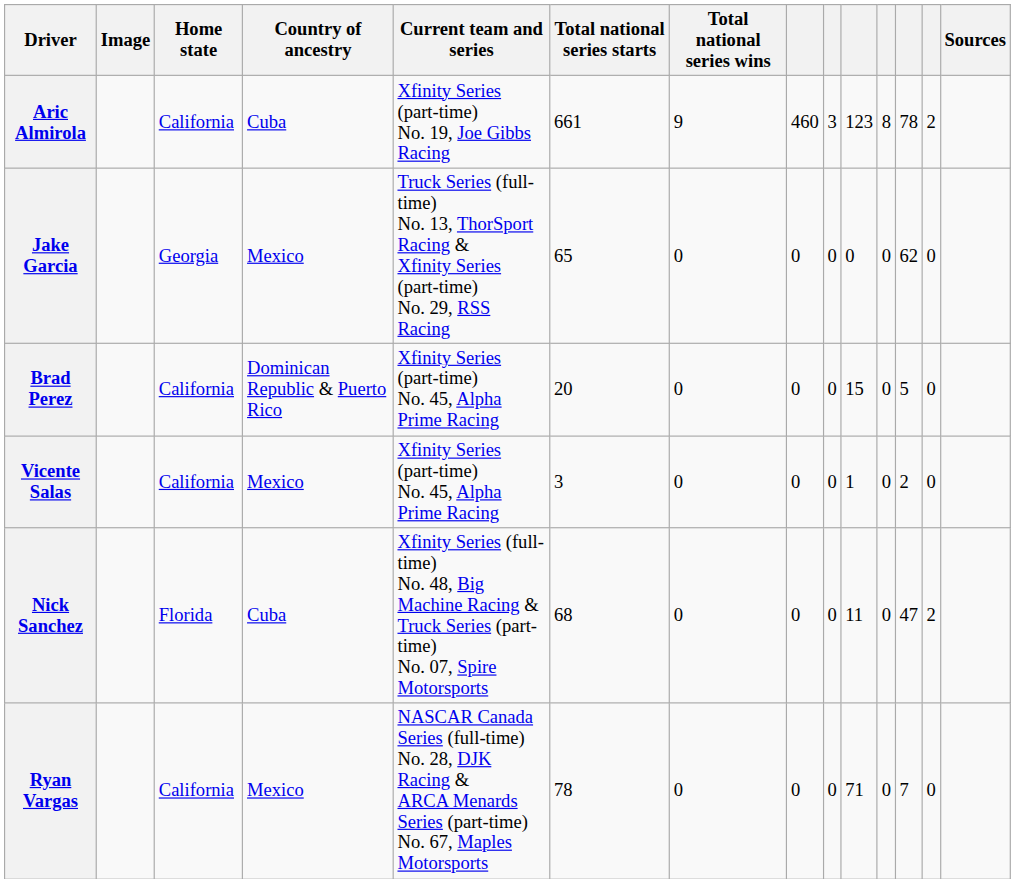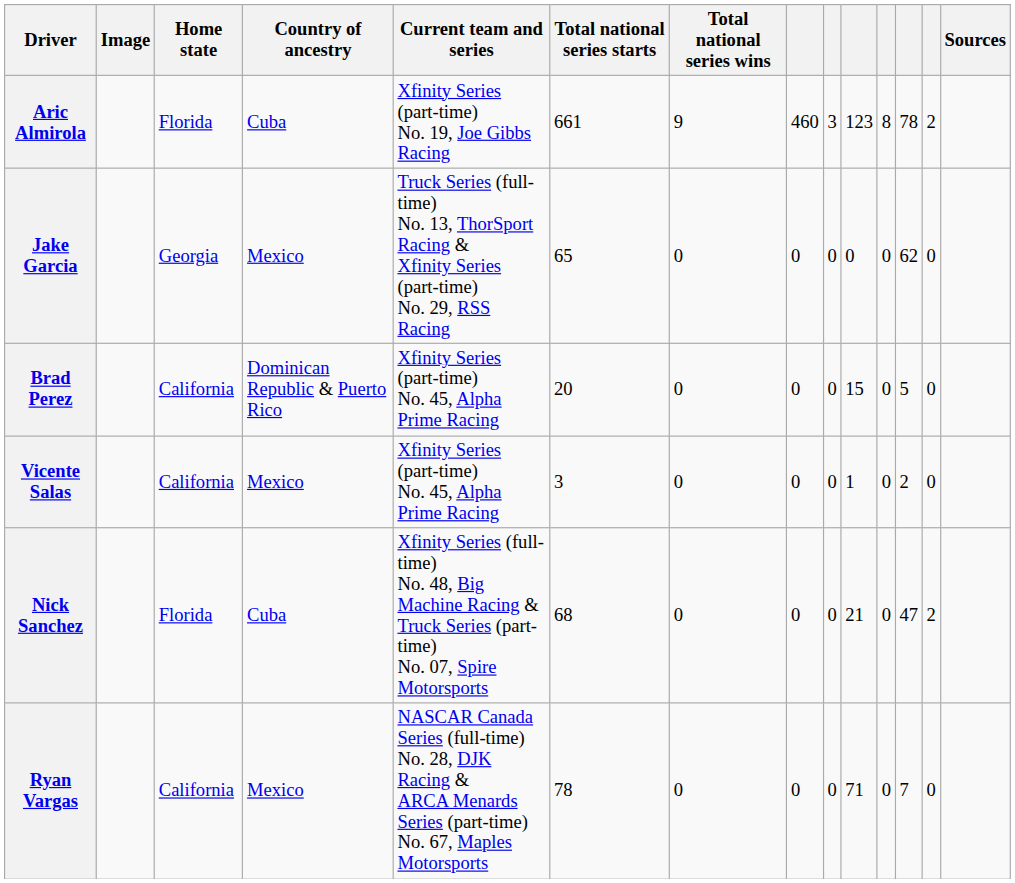(196, 121) California -> (186, 121) Florida
(854, 615) 11 -> (855, 615) 21
